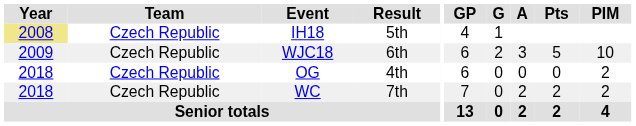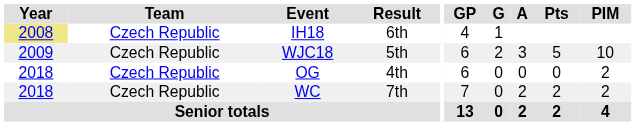(397, 33) 5th -> (397, 33) 6th
(397, 53) 6th -> (397, 53) 5th
